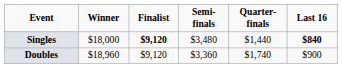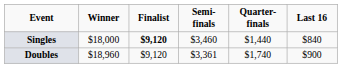(204, 40) $3,480 -> (204, 40) $3,460
(312, 40) bold -> (312, 40) normal
(204, 56) $3,360 -> (204, 56) $3,361
